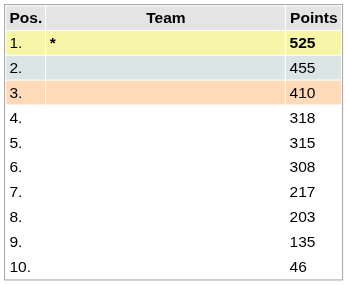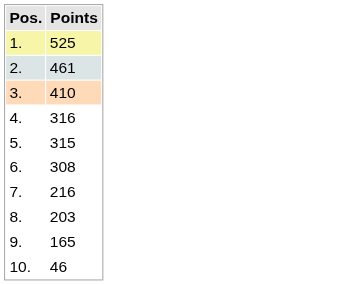- column: (166, 18)
(303, 43) bold -> (63, 43) normal
(303, 68) 455 -> (63, 68) 461
(303, 117) 318 -> (63, 117) 316
(303, 192) 217 -> (63, 192) 216
(303, 242) 135 -> (63, 242) 165
